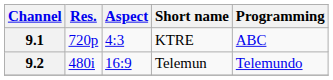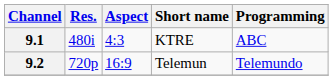(83, 39) 720p -> (82, 39) 480i
(82, 63) 480i -> (83, 63) 720p
